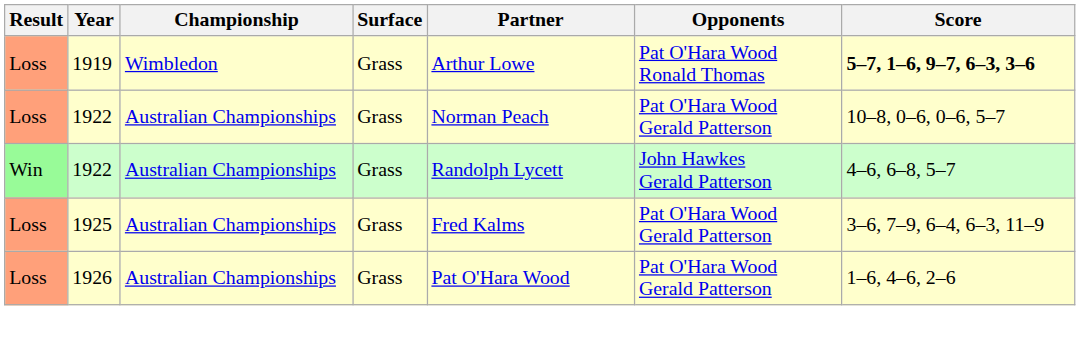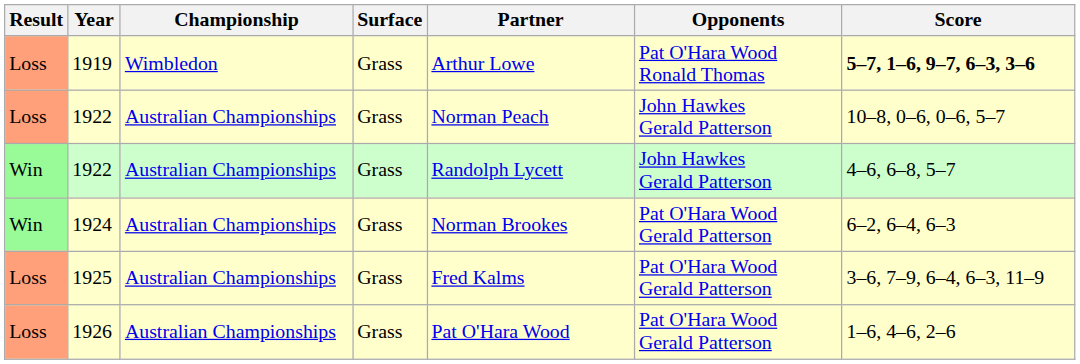(708, 116) Pat O'Hara Wood Gerald Patterson -> (705, 116) John Hawkes Gerald Patterson
+ row: (26, 224)
